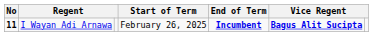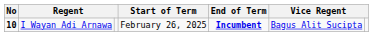(11, 25) 11 -> (11, 25) 10
(316, 25) bold -> (316, 25) normal
